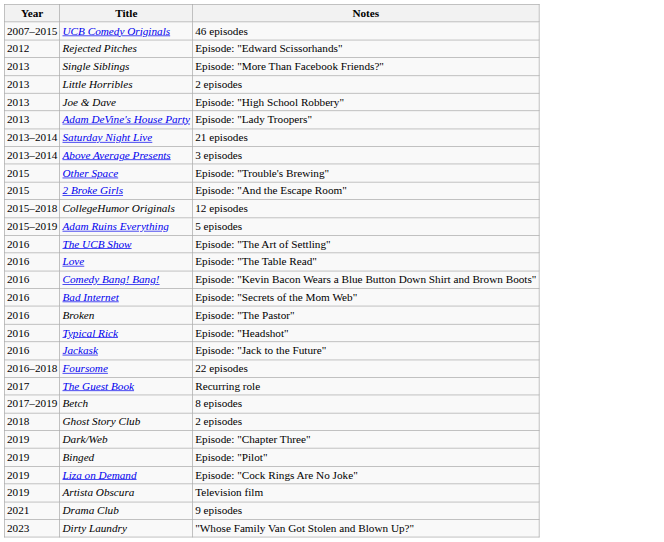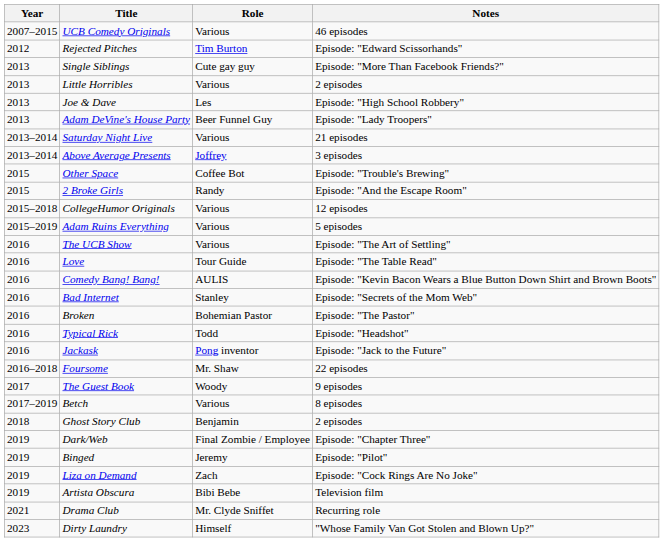+ column: (253, 13)
(228, 386) Recurring role -> (339, 386) 9 episodes
(219, 510) 9 episodes -> (348, 510) Recurring role
